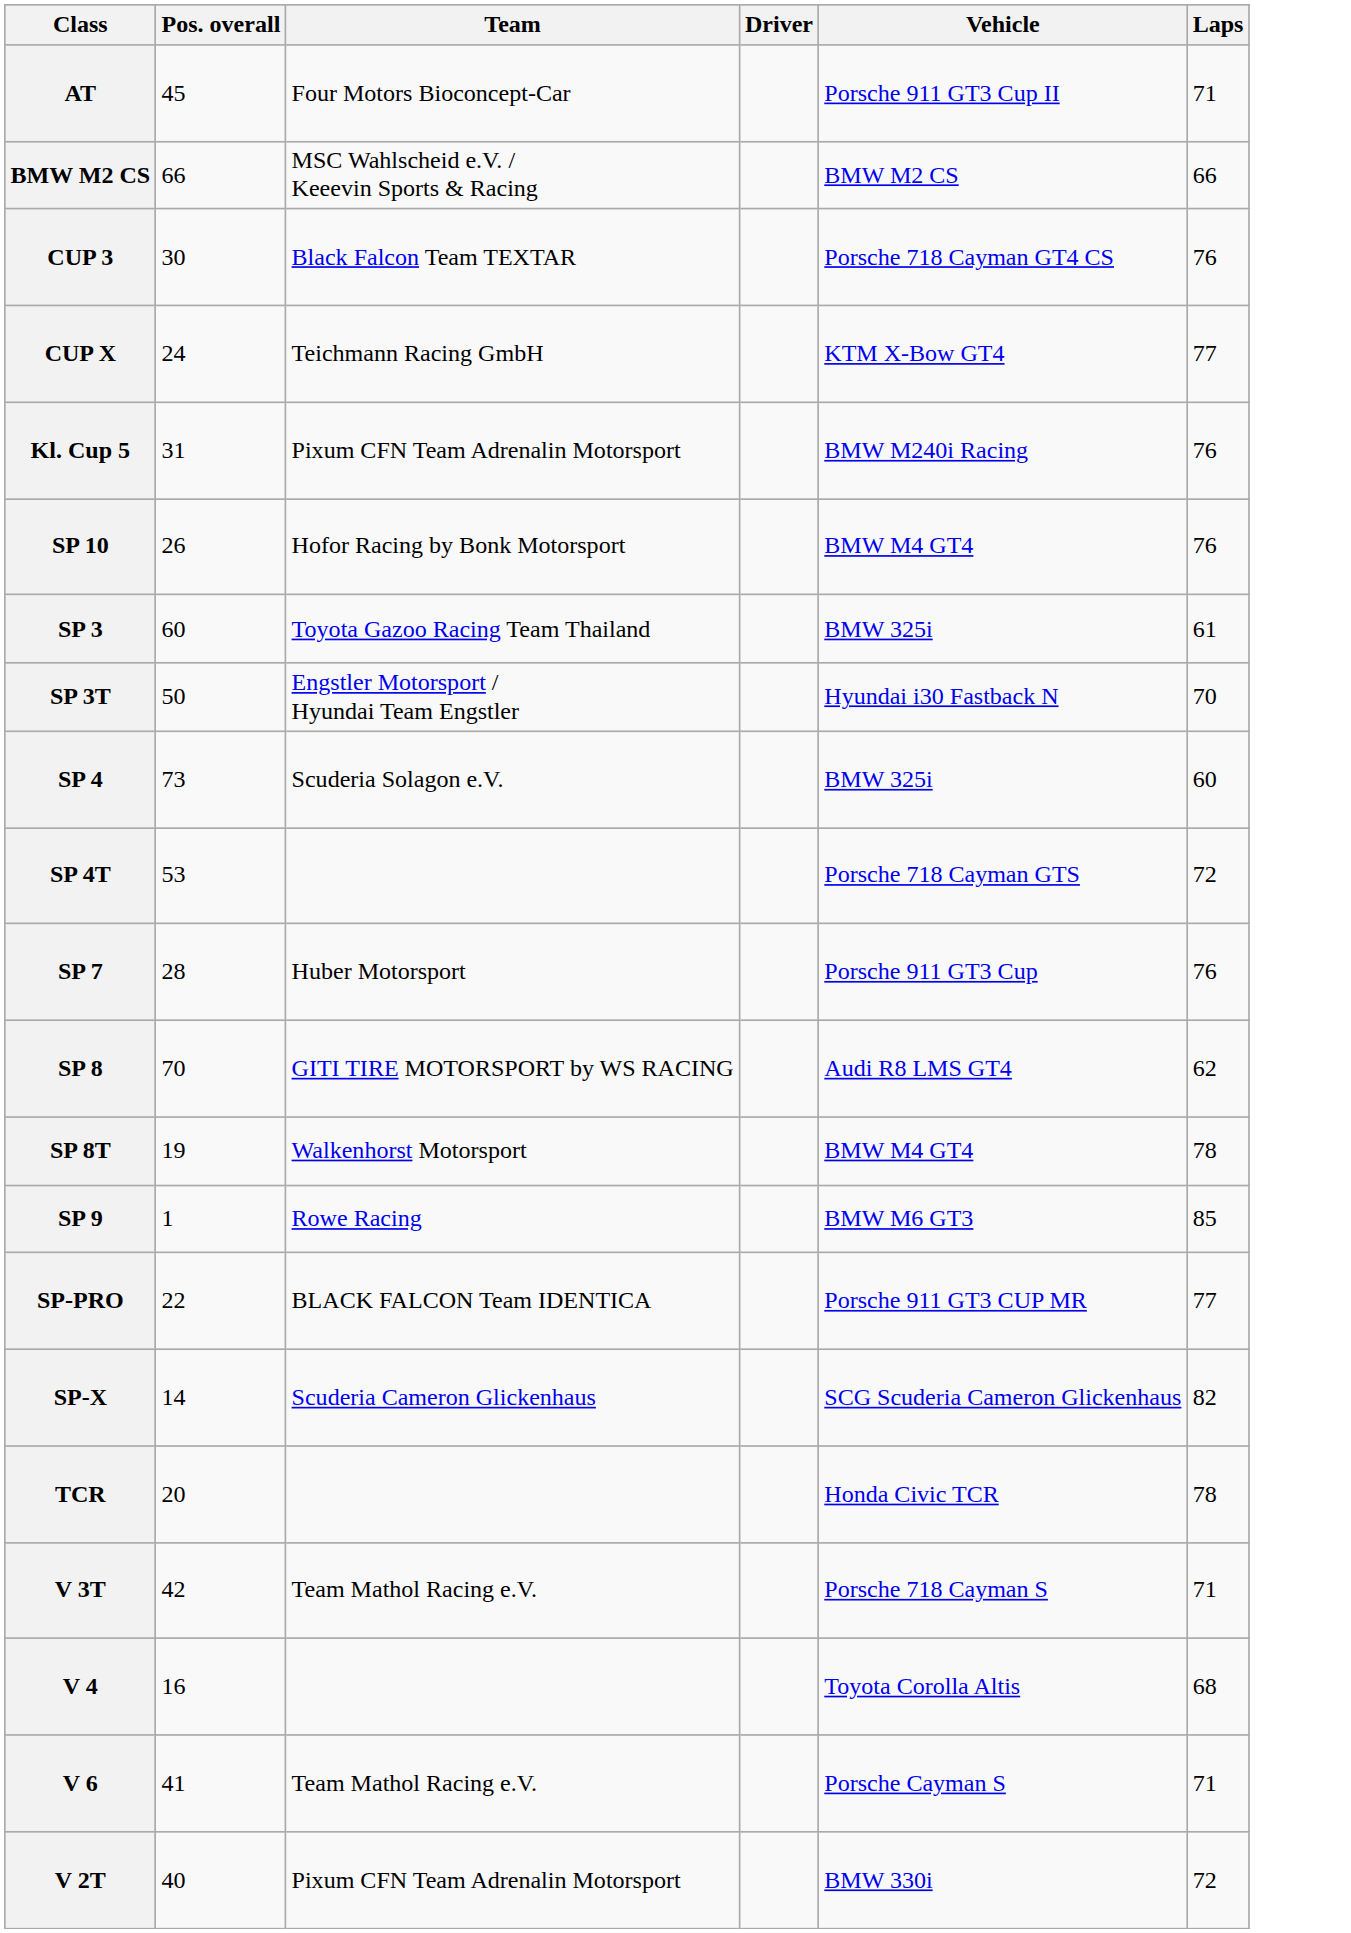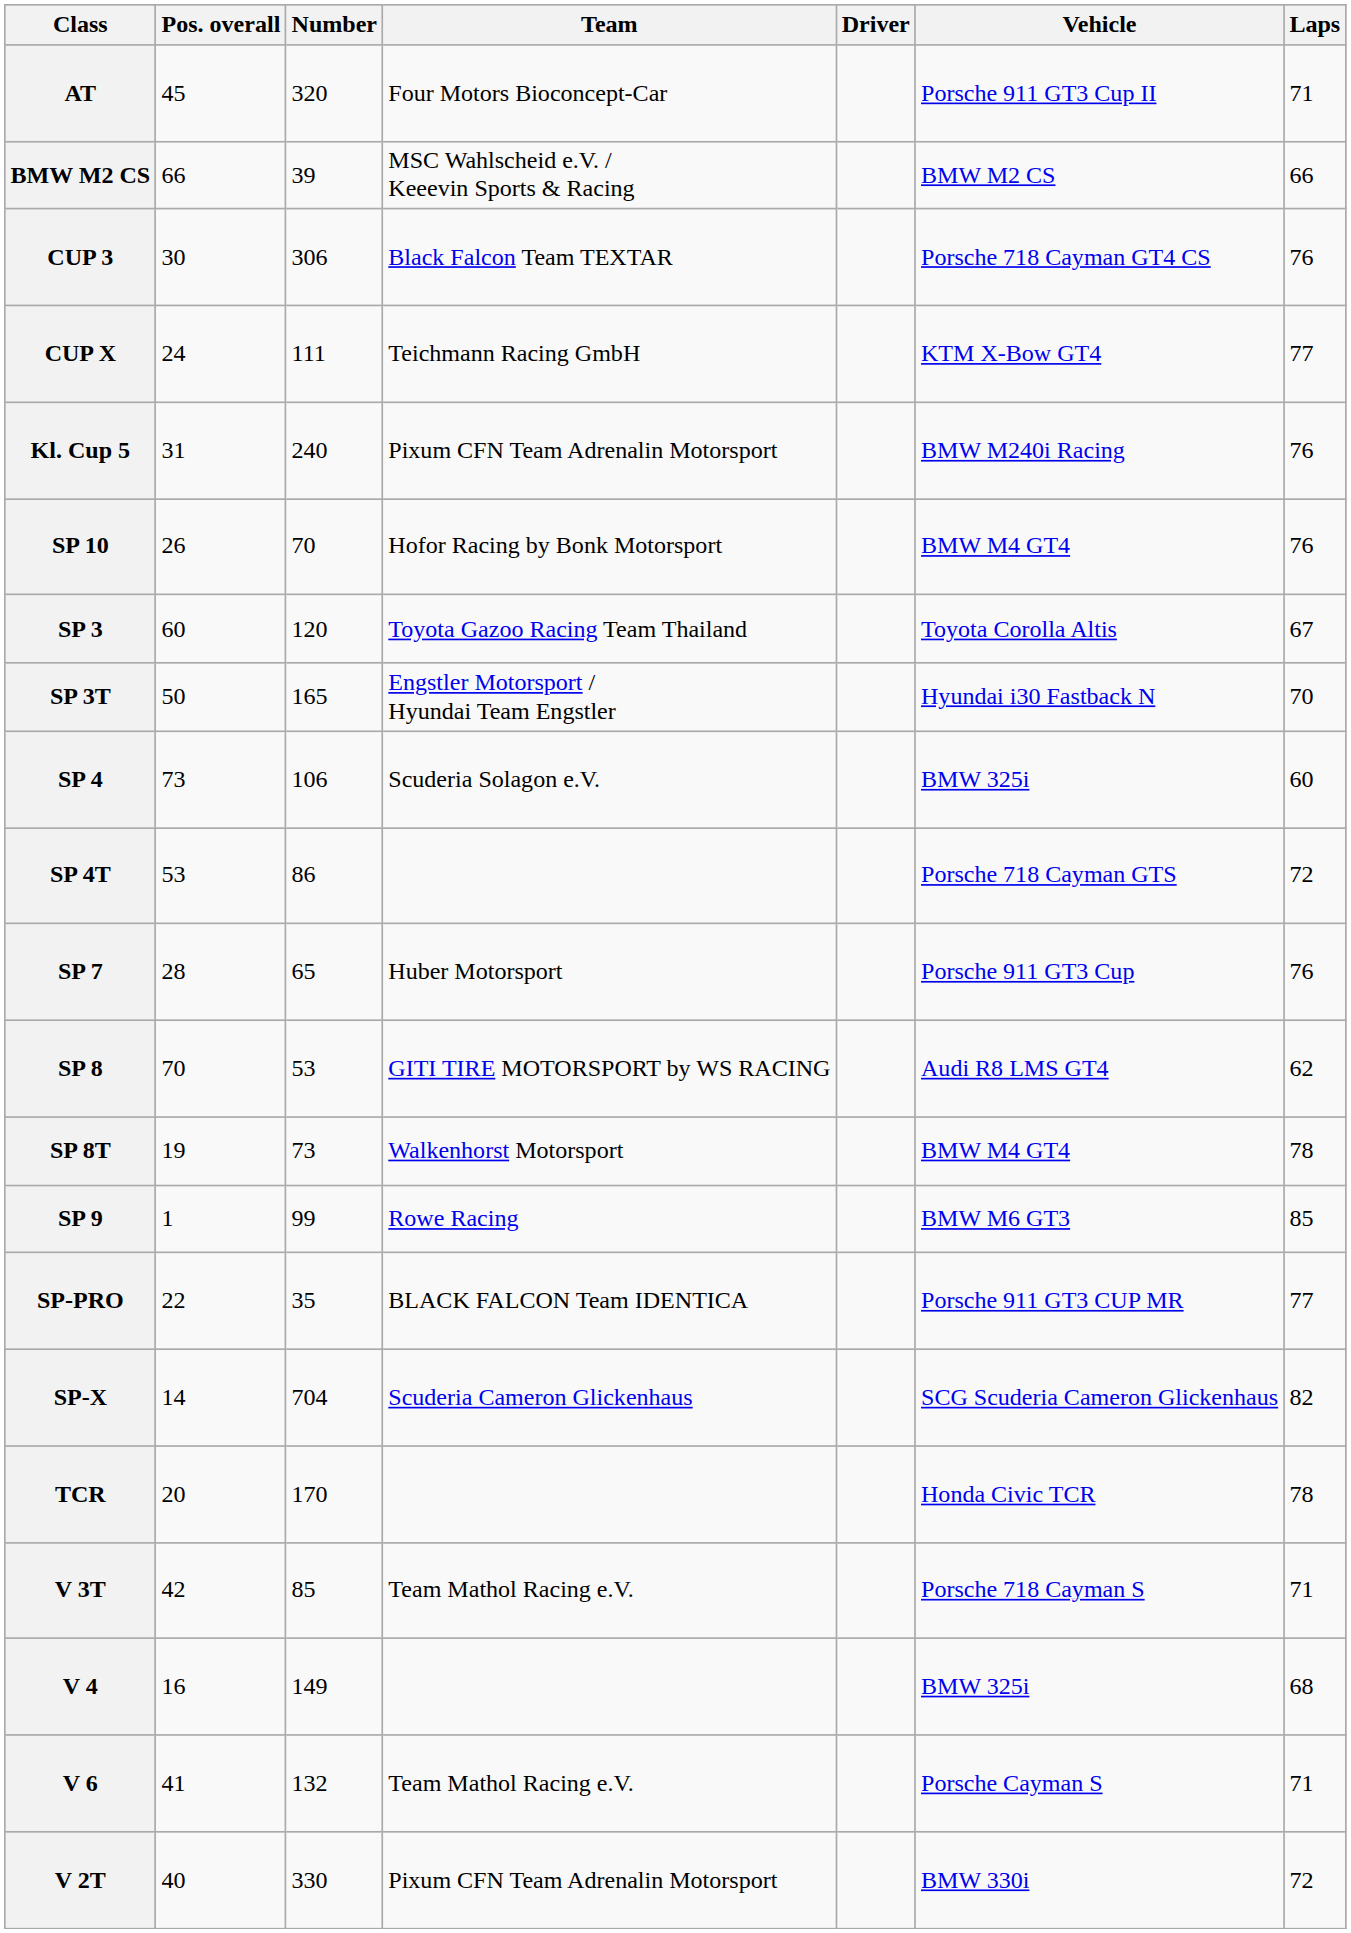+ column: (334, 24)
(878, 628) BMW 325i -> (1019, 628) Toyota Corolla Altis
(1205, 628) 61 -> (1301, 628) 67
(922, 1686) Toyota Corolla Altis -> (975, 1686) BMW 325i
